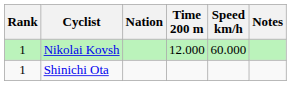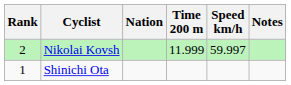(23, 49) 1 -> (23, 49) 2
(187, 49) 12.000 -> (187, 49) 11.999
(228, 49) 60.000 -> (228, 49) 59.997
